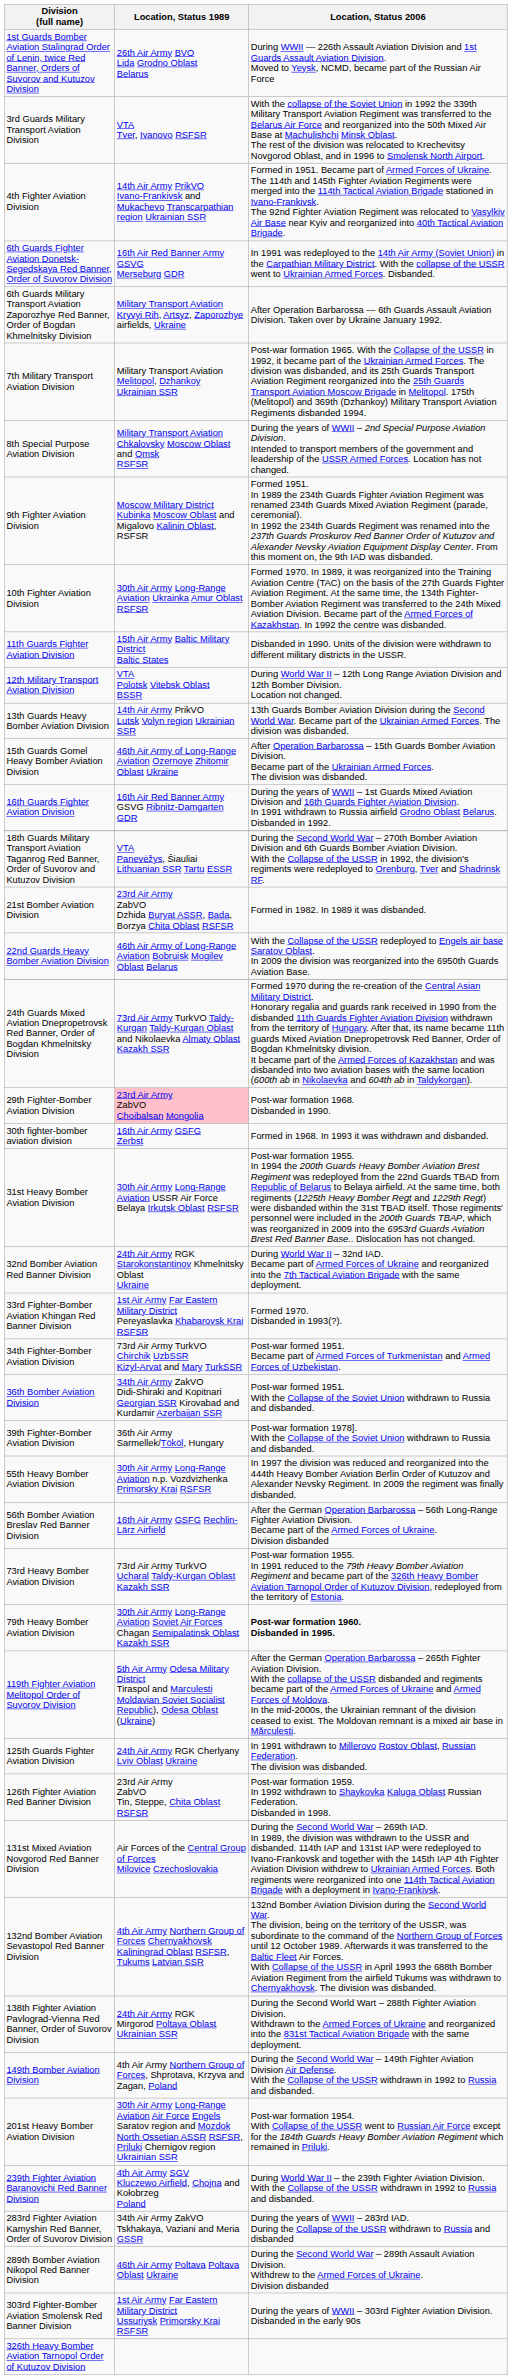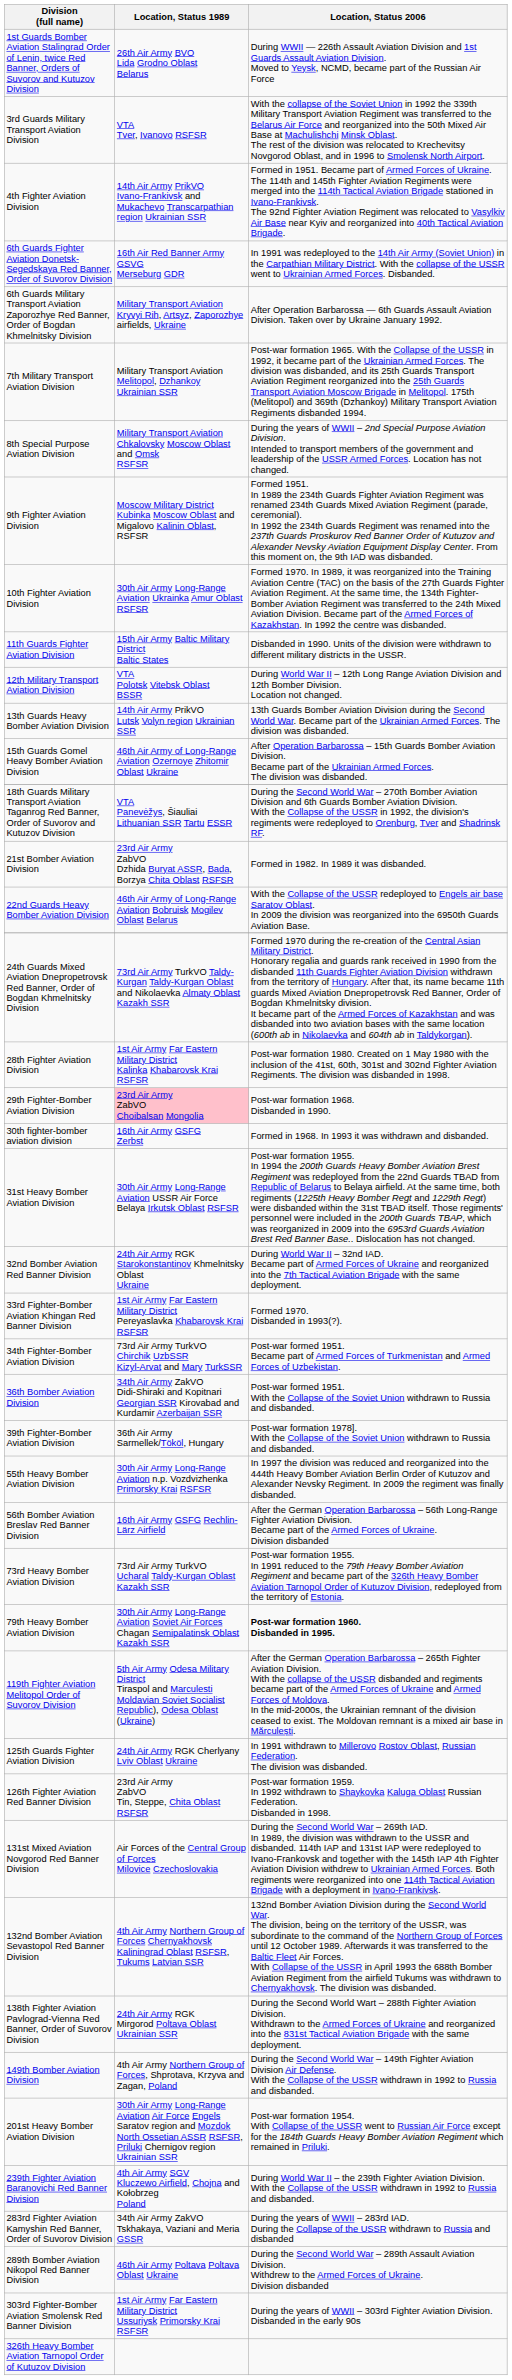- row: (48, 807)
+ row: (49, 1064)
